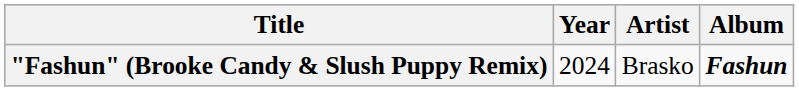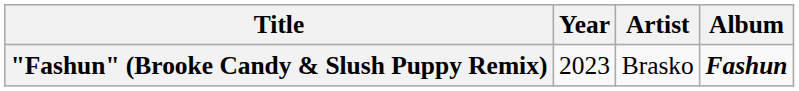(585, 65) 2024 -> (585, 65) 2023
